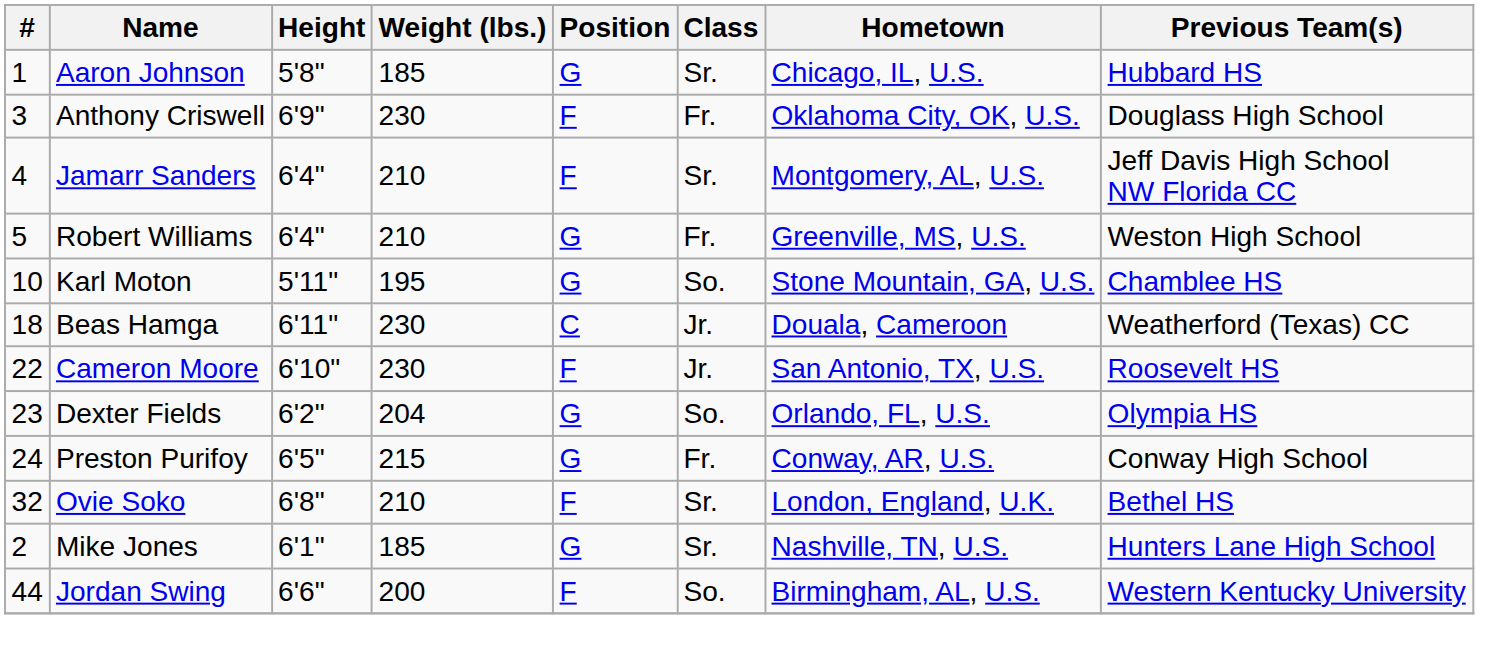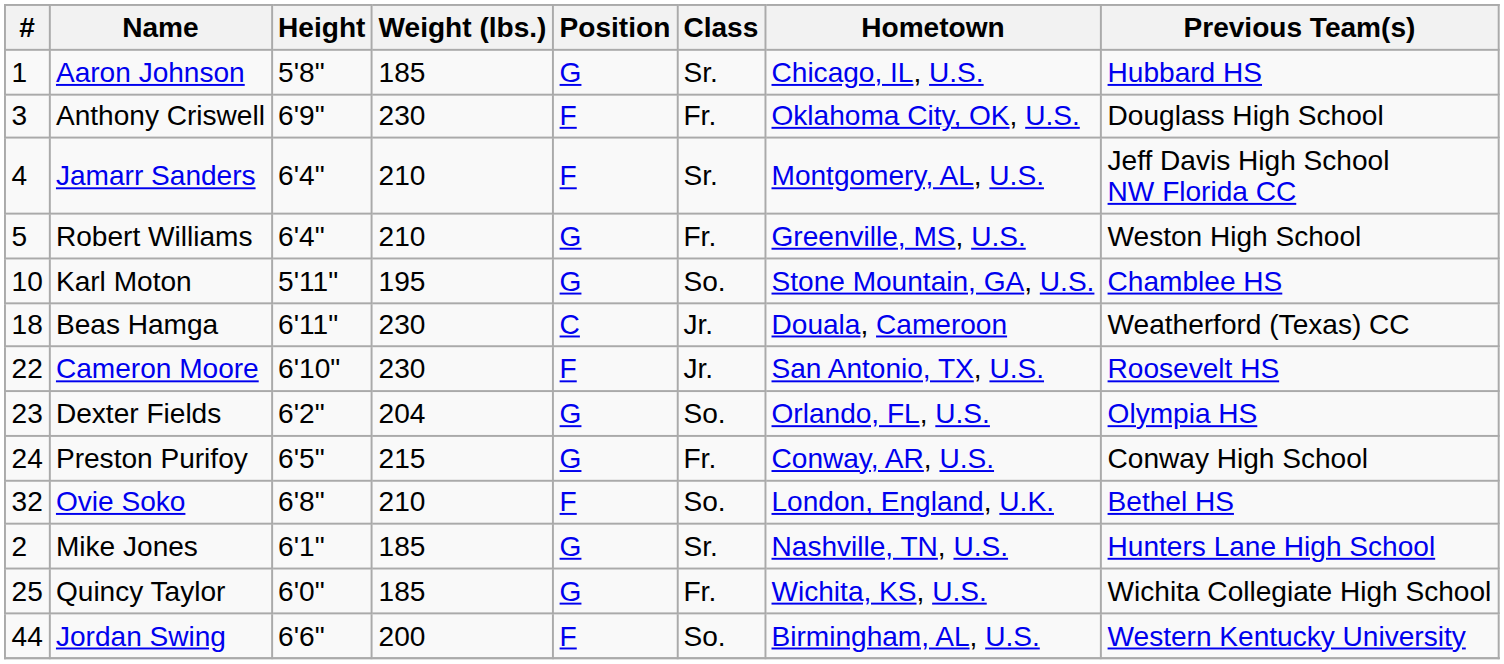(701, 502) Sr. -> (705, 502) So.
+ row: (141, 591)
